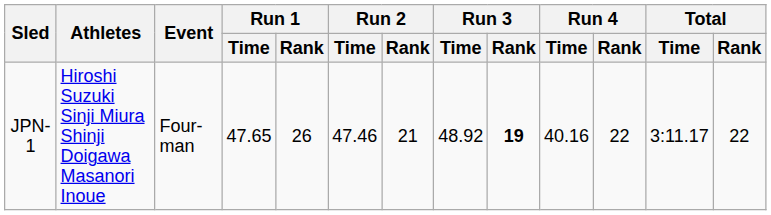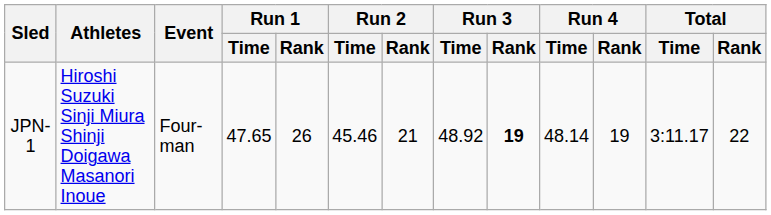(355, 136) 47.46 -> (355, 136) 45.46
(567, 136) 40.16 -> (567, 136) 48.14
(620, 136) 22 -> (620, 136) 19
